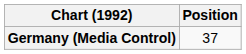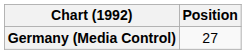(210, 37) 37 -> (210, 37) 27
